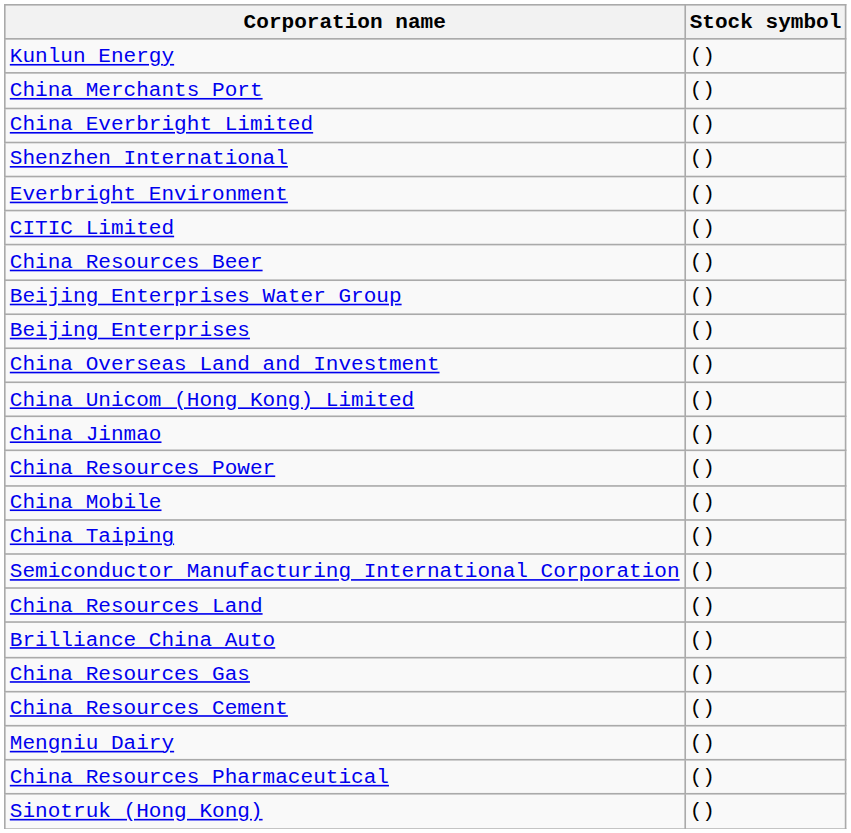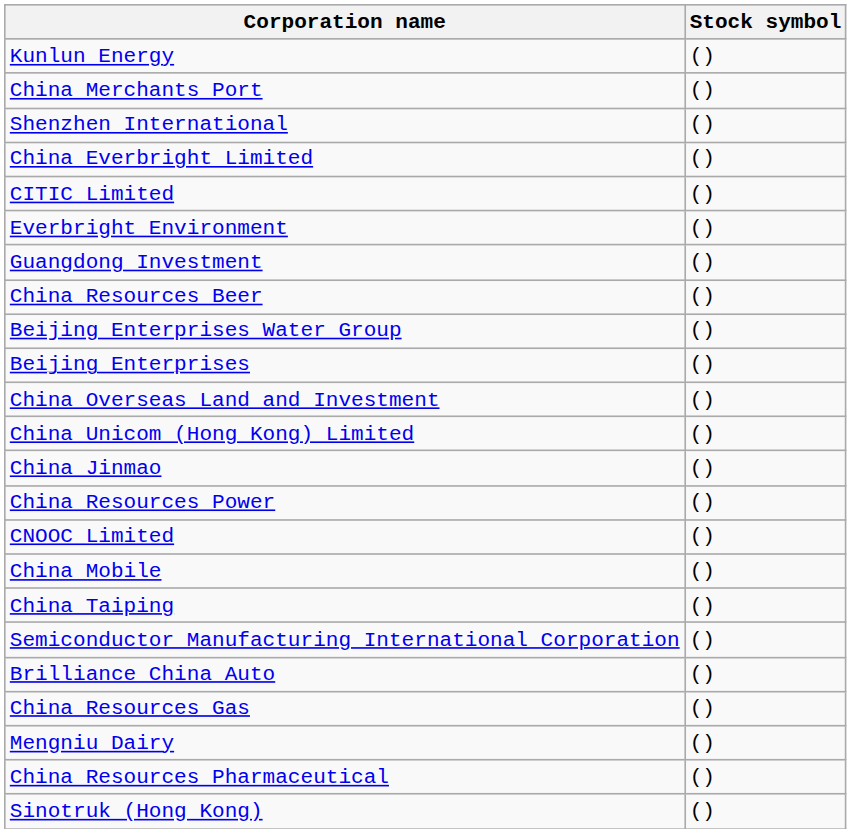rows swapped: (149, 159) <-> (161, 125)
rows swapped: (149, 194) <-> (92, 228)
+ row: (136, 262)
+ row: (92, 537)
- row: (136, 605)
- row: (149, 708)
